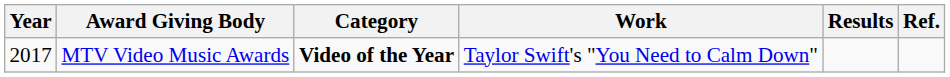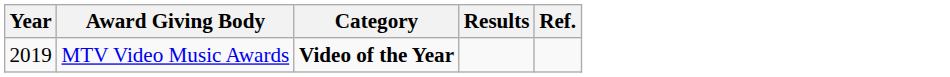- column: (641, 21)
(31, 54) 2017 -> (31, 54) 2019
